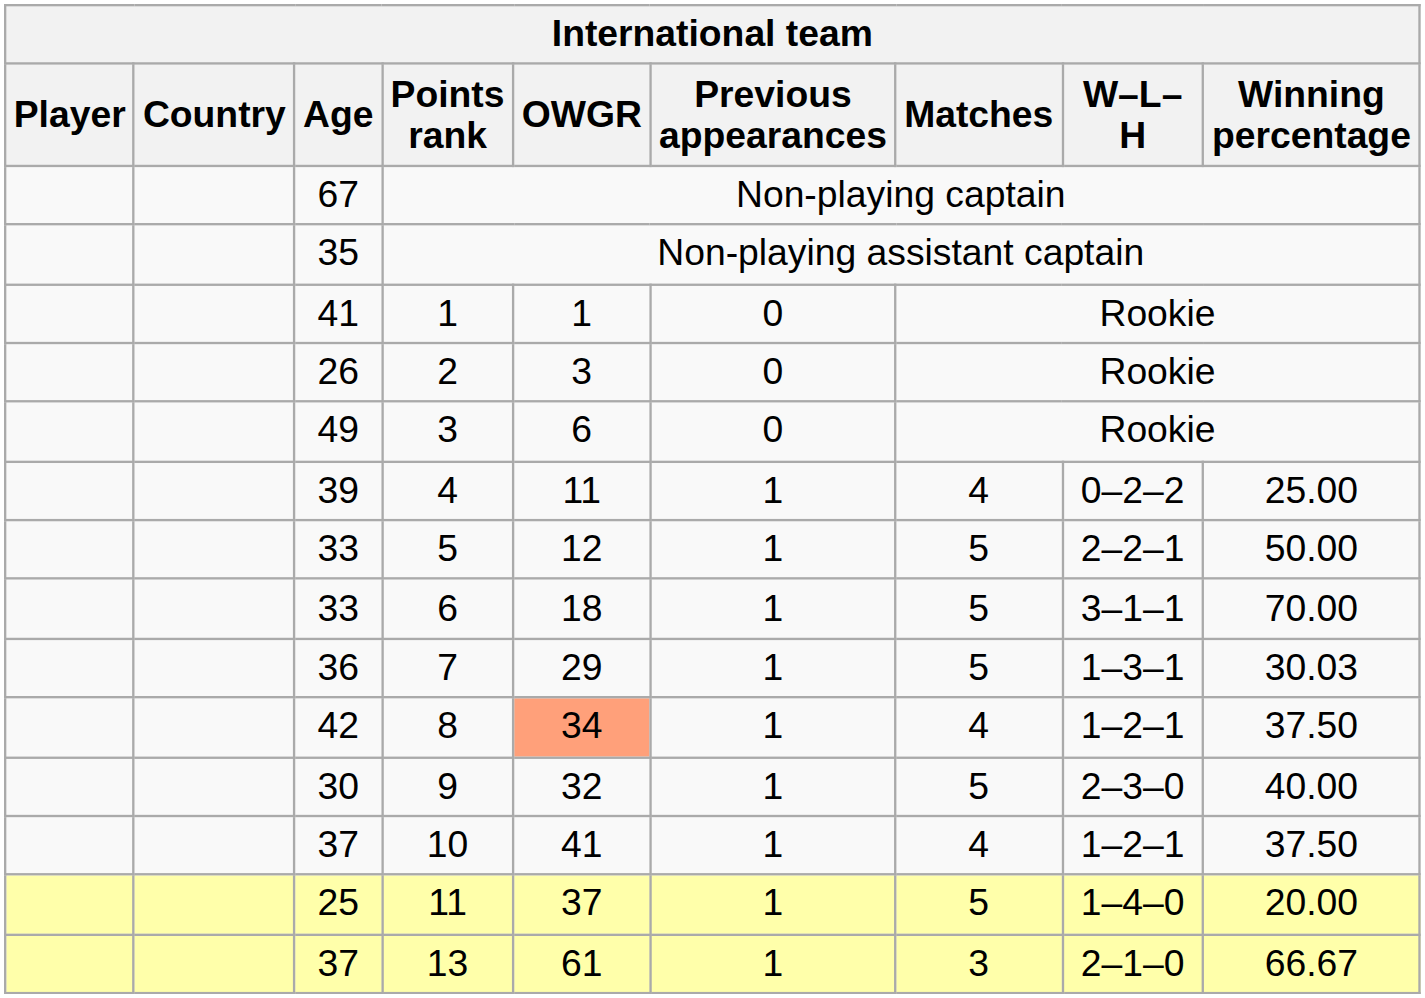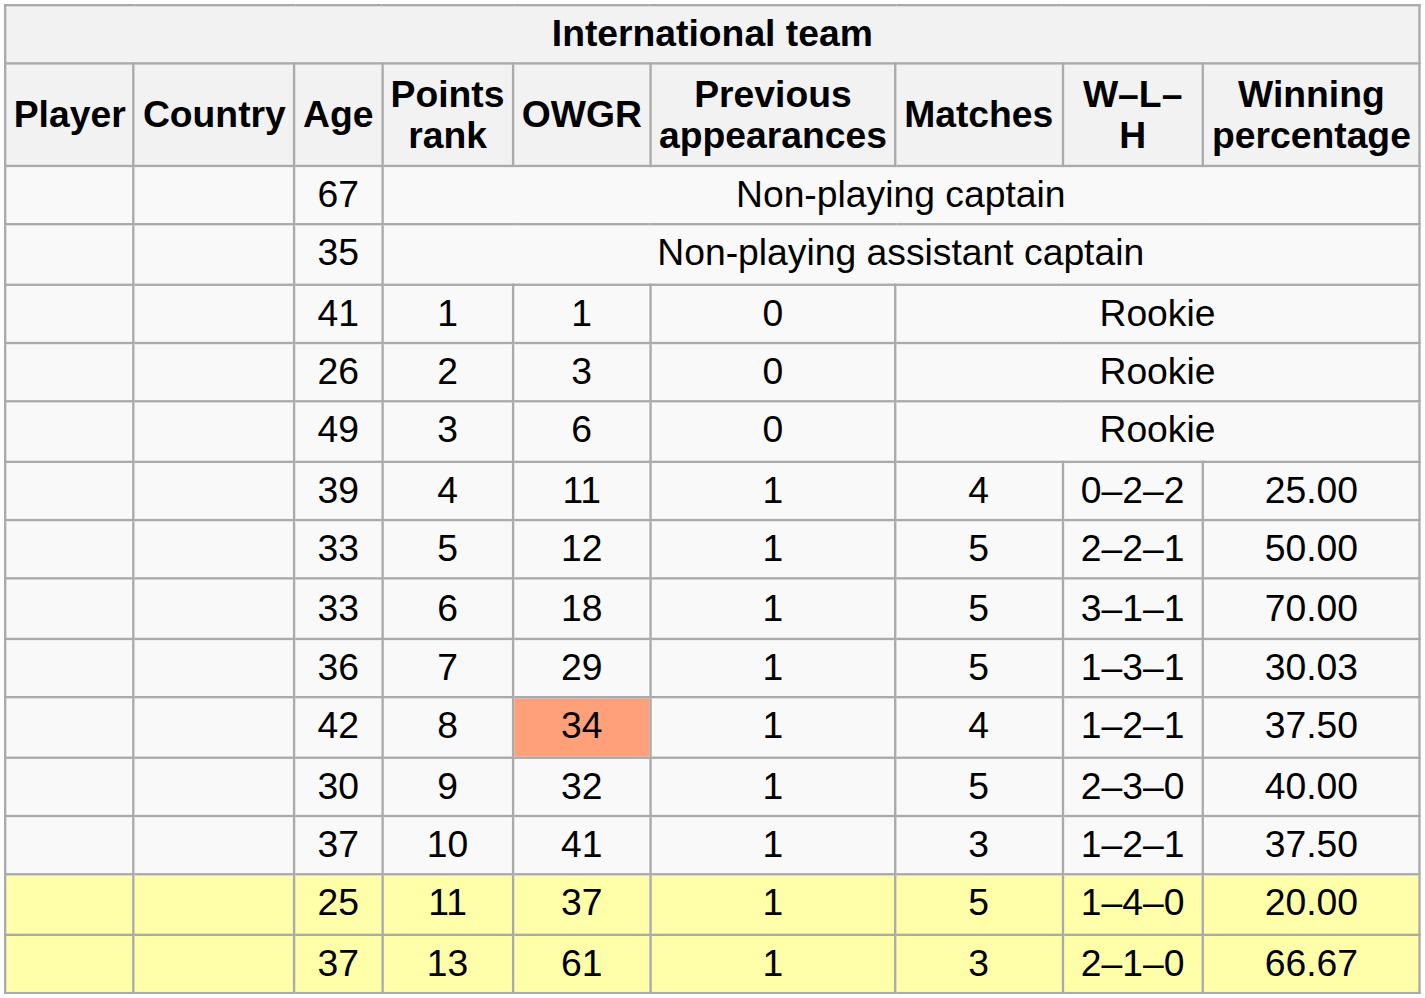(979, 844) 4 -> (979, 844) 3
